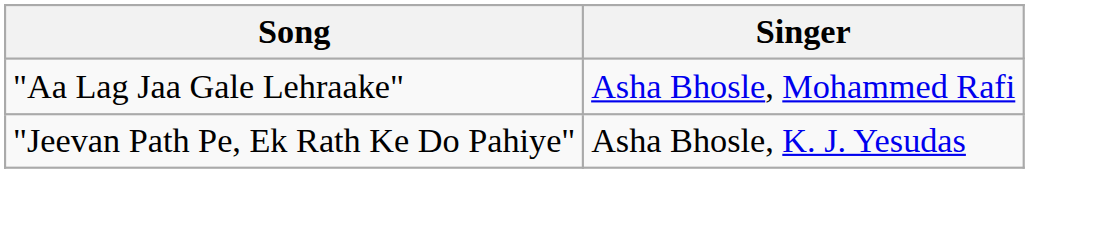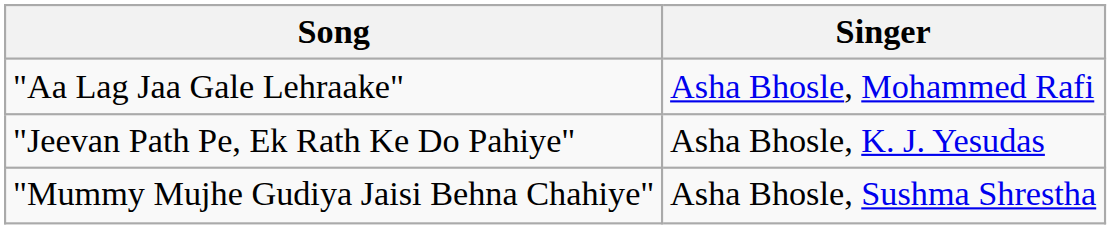+ row: (334, 194)
